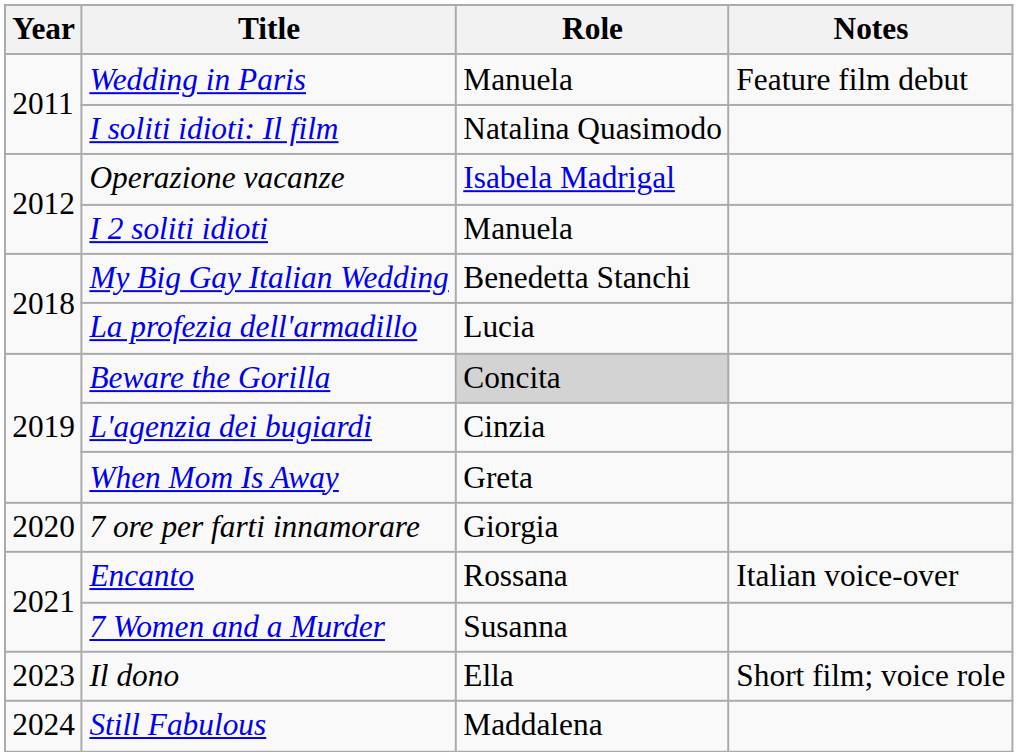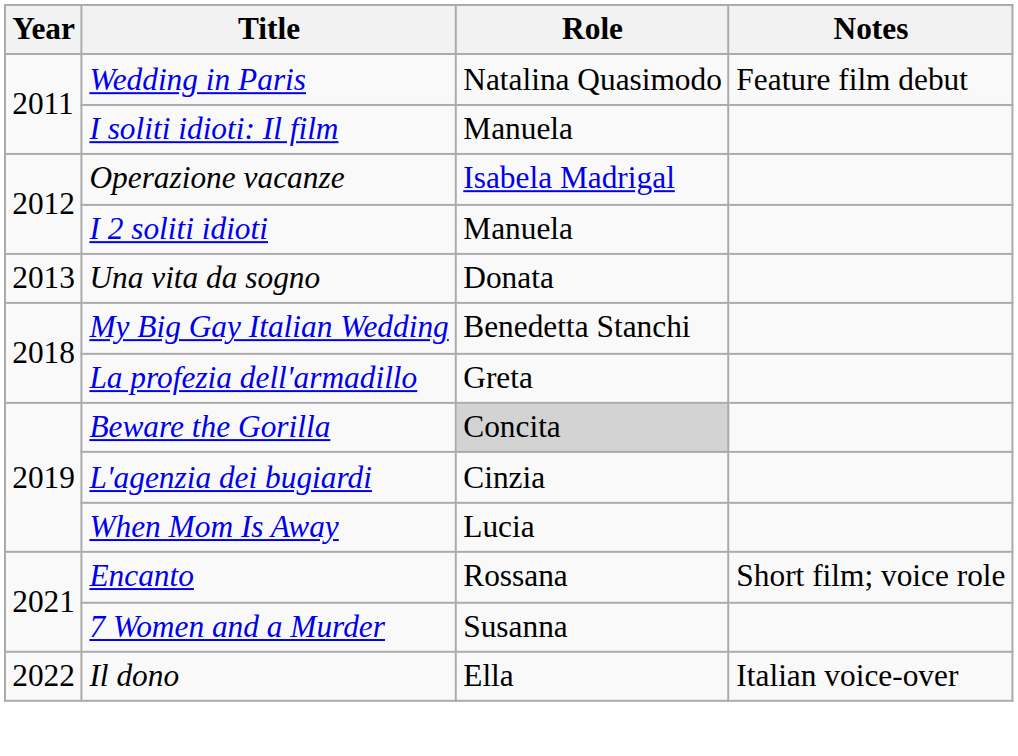(518, 79) Manuela -> (593, 79) Natalina Quasimodo
(593, 128) Natalina Quasimodo -> (518, 128) Manuela
+ row: (205, 278)
(499, 327) Lucia -> (498, 377) Greta
(498, 476) Greta -> (499, 526) Lucia
- row: (255, 526)
(847, 576) Italian voice-over -> (871, 576) Short film; voice role
(44, 675) 2023 -> (44, 675) 2022
(871, 675) Short film; voice role -> (847, 675) Italian voice-over
- row: (178, 725)
